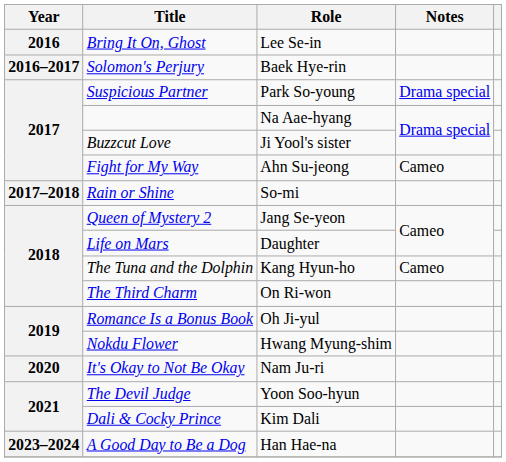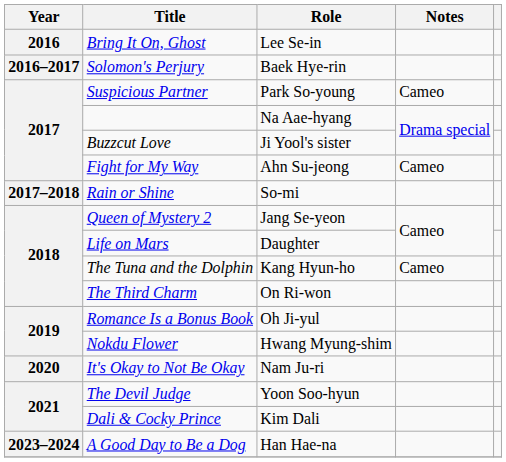(445, 92) Drama special -> (422, 92) Cameo
